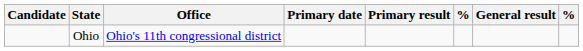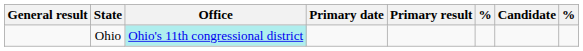columns swapped: (37, 14) <-> (516, 14)
(194, 35) no background -> (216, 35) paleturquoise background
